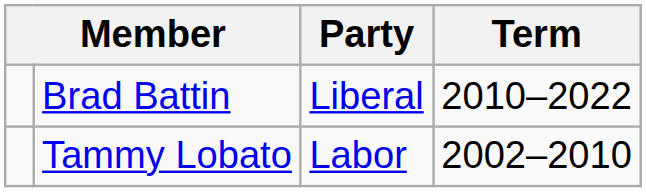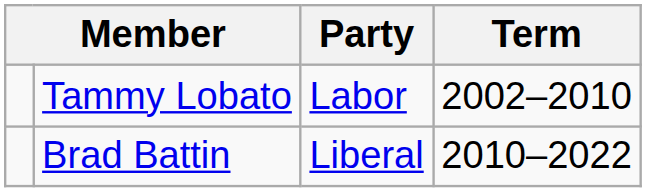rows swapped: (167, 155) <-> (136, 95)
